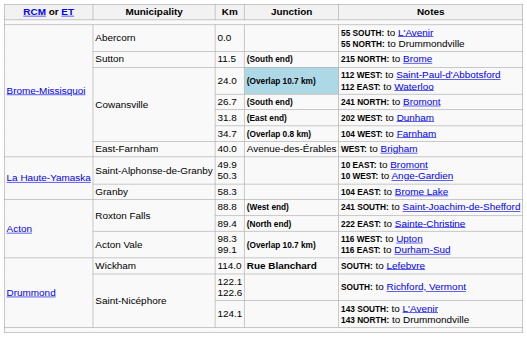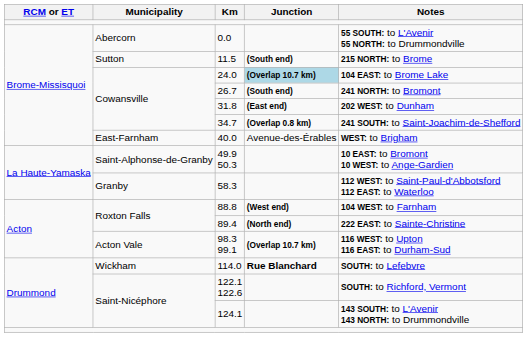(421, 80) 112 WEST: to Saint-Paul-d'Abbotsford 112 EAST: to Waterloo -> (395, 75) 104 EAST: to Brome Lake
(389, 133) 104 WEST: to Farnham -> (431, 122) 241 SOUTH: to Saint-Joachim-de-Shefford
(395, 192) 104 EAST: to Brome Lake -> (421, 186) 112 WEST: to Saint-Paul-d'Abbotsford 112 EAST: to Waterloo
(431, 207) 241 SOUTH: to Saint-Joachim-de-Shefford -> (389, 207) 104 WEST: to Farnham
